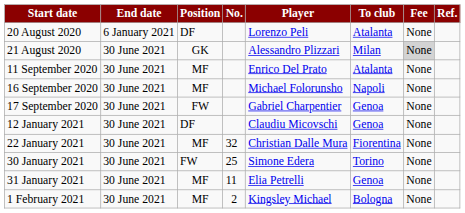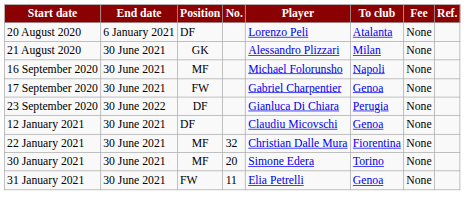(419, 50) lightgrey background -> (419, 50) no background
- row: (52, 69)
+ row: (52, 106)
(189, 161) FW -> (200, 161) MF
(231, 161) 25 -> (231, 161) 20
(200, 180) MF -> (189, 180) FW
- row: (46, 198)
